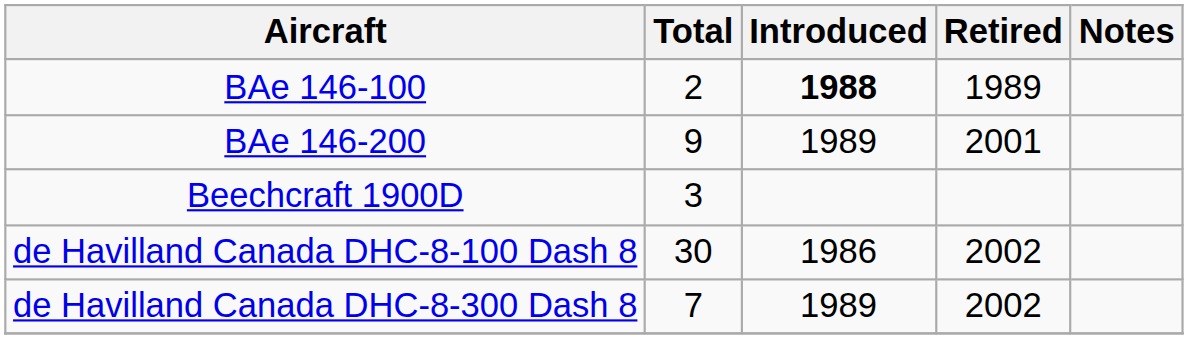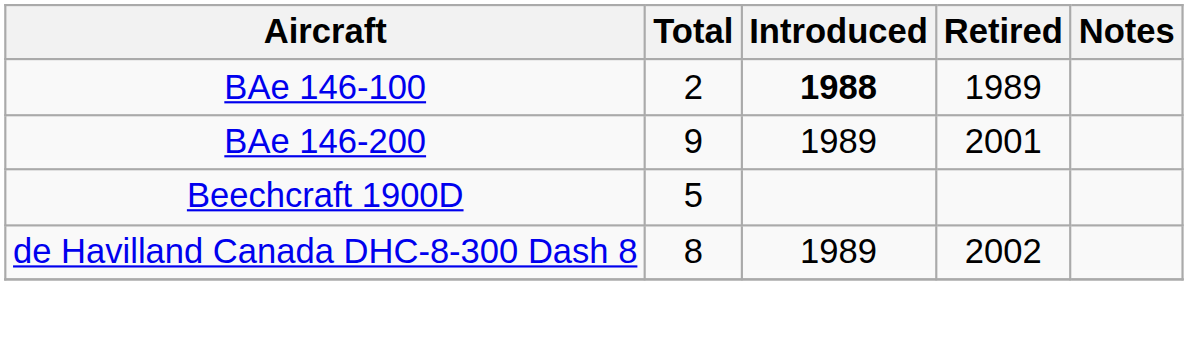(693, 196) 3 -> (693, 196) 5
- row: (325, 251)
(693, 305) 7 -> (693, 251) 8
